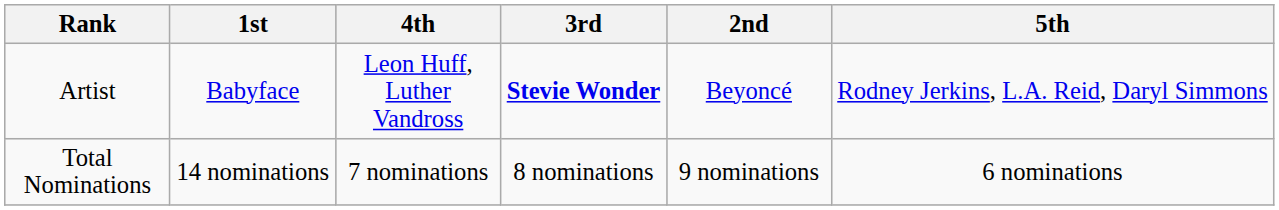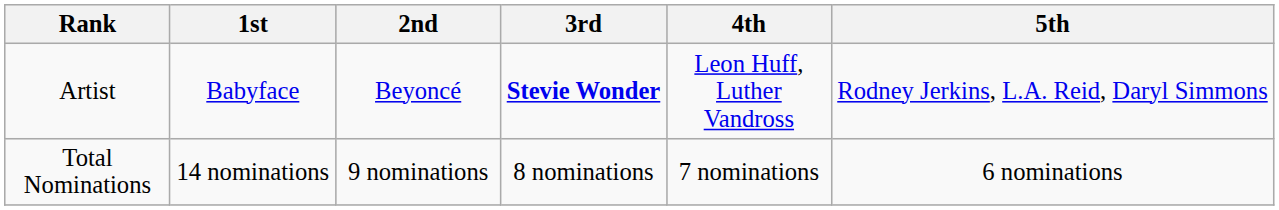columns swapped: (749, 24) <-> (418, 24)
